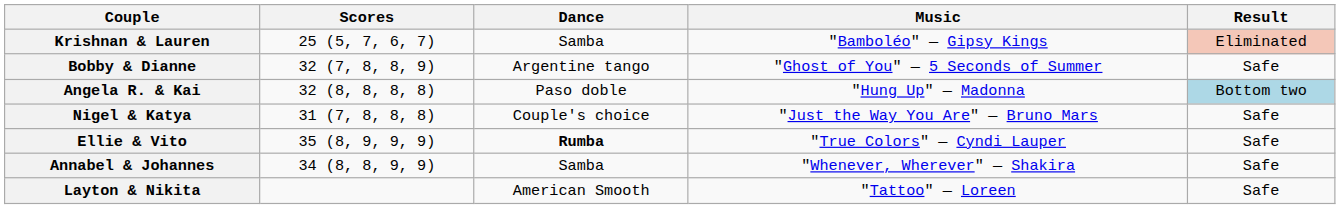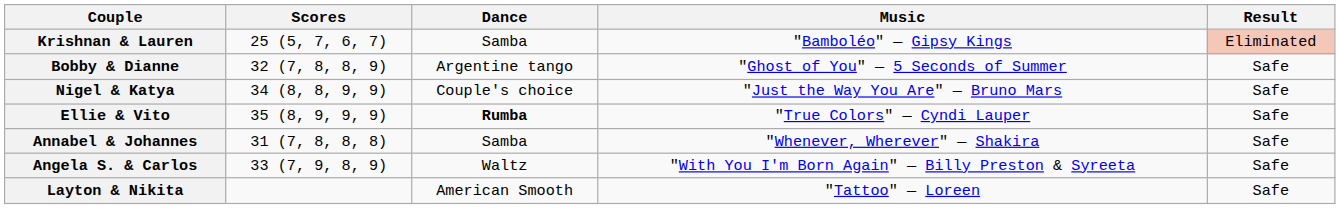- row: (132, 91)
(367, 116) 31 (7, 8, 8, 8) -> (319, 91) 34 (8, 8, 9, 9)
(367, 166) 34 (8, 8, 9, 9) -> (319, 141) 31 (7, 8, 8, 8)
+ row: (115, 166)
